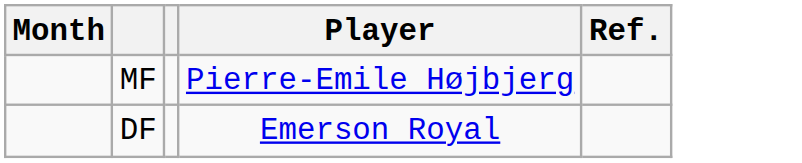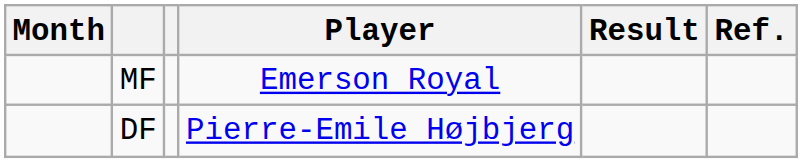+ column: (644, 30)
(380, 81) Pierre-Emile Højbjerg -> (380, 81) Emerson Royal
(380, 131) Emerson Royal -> (380, 131) Pierre-Emile Højbjerg
